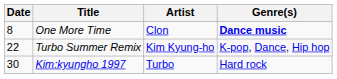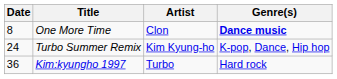(13, 47) 22 -> (13, 47) 24
(13, 64) 30 -> (13, 64) 36
